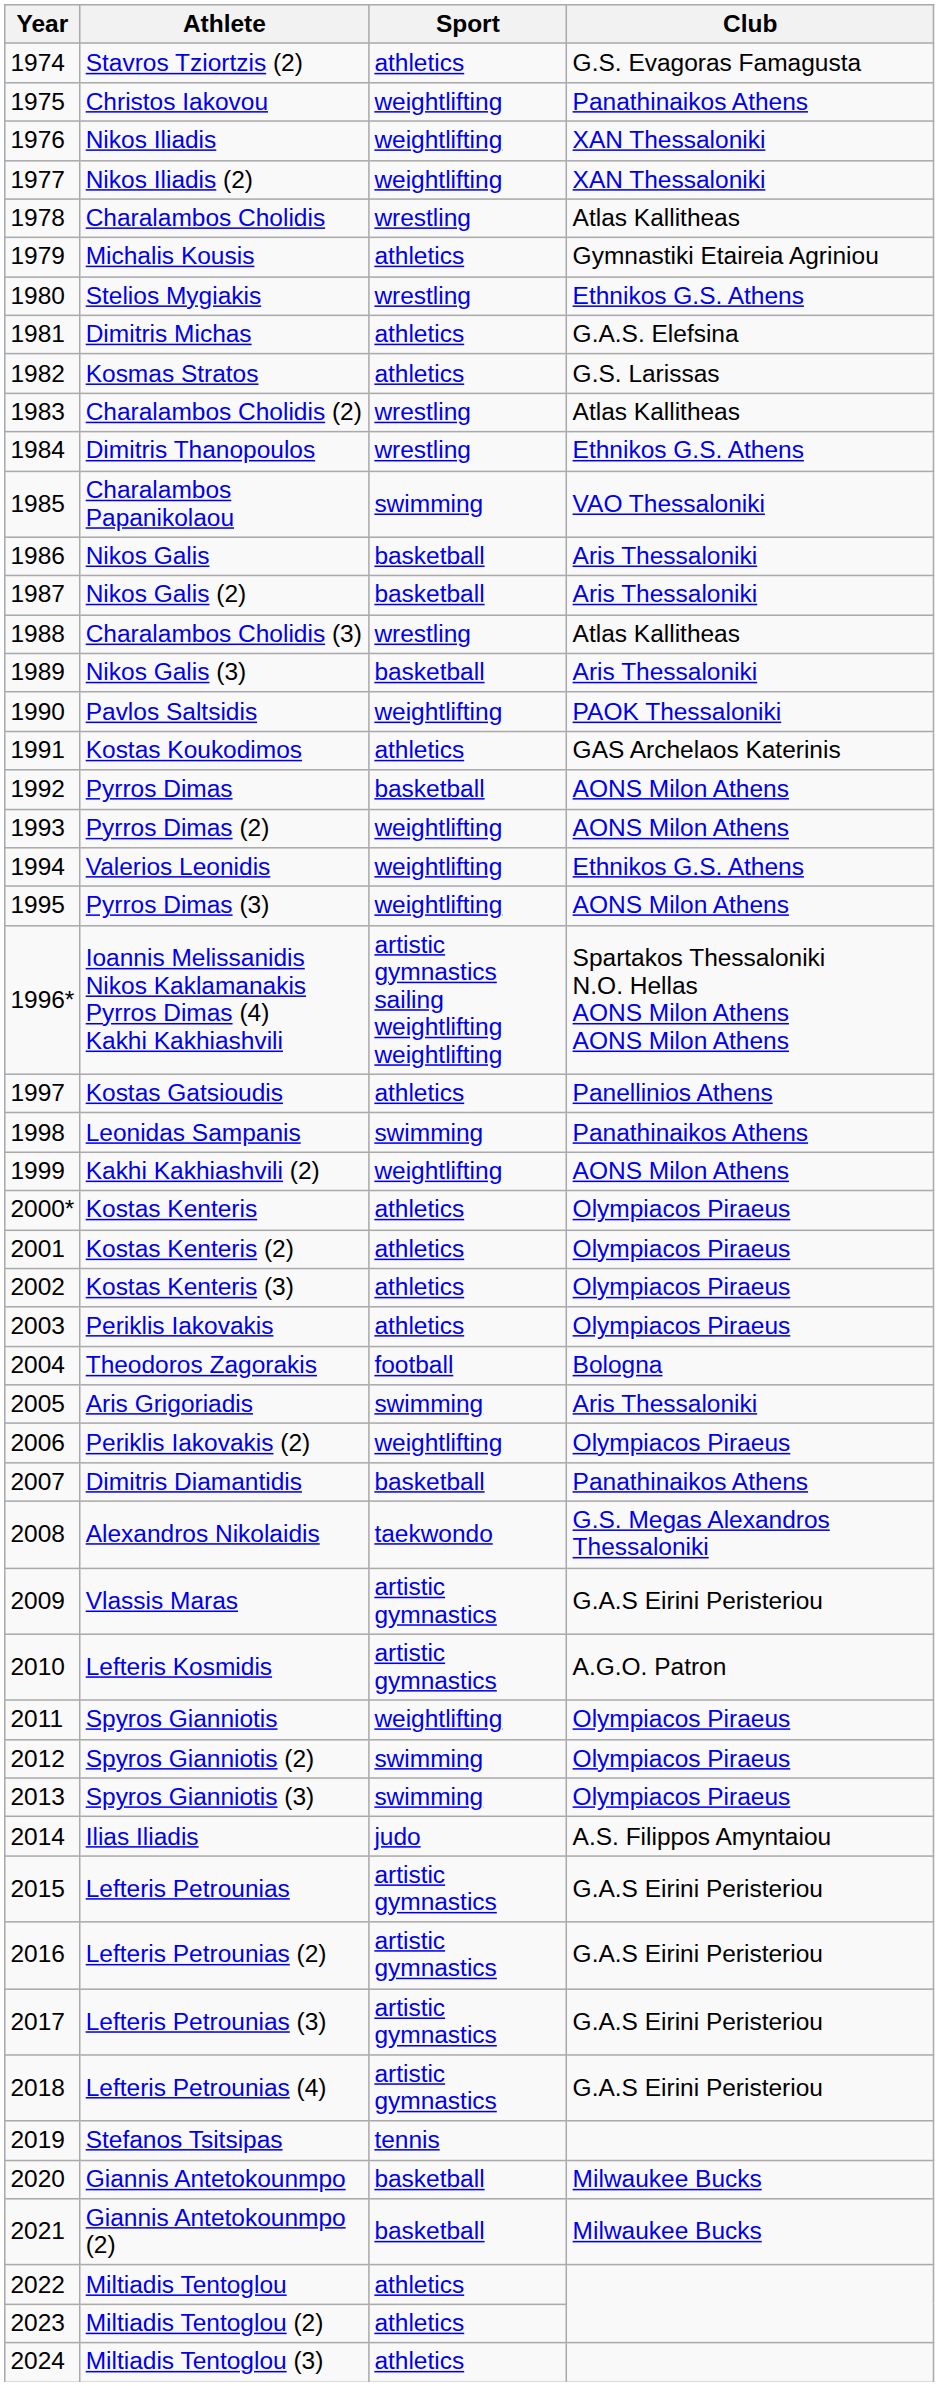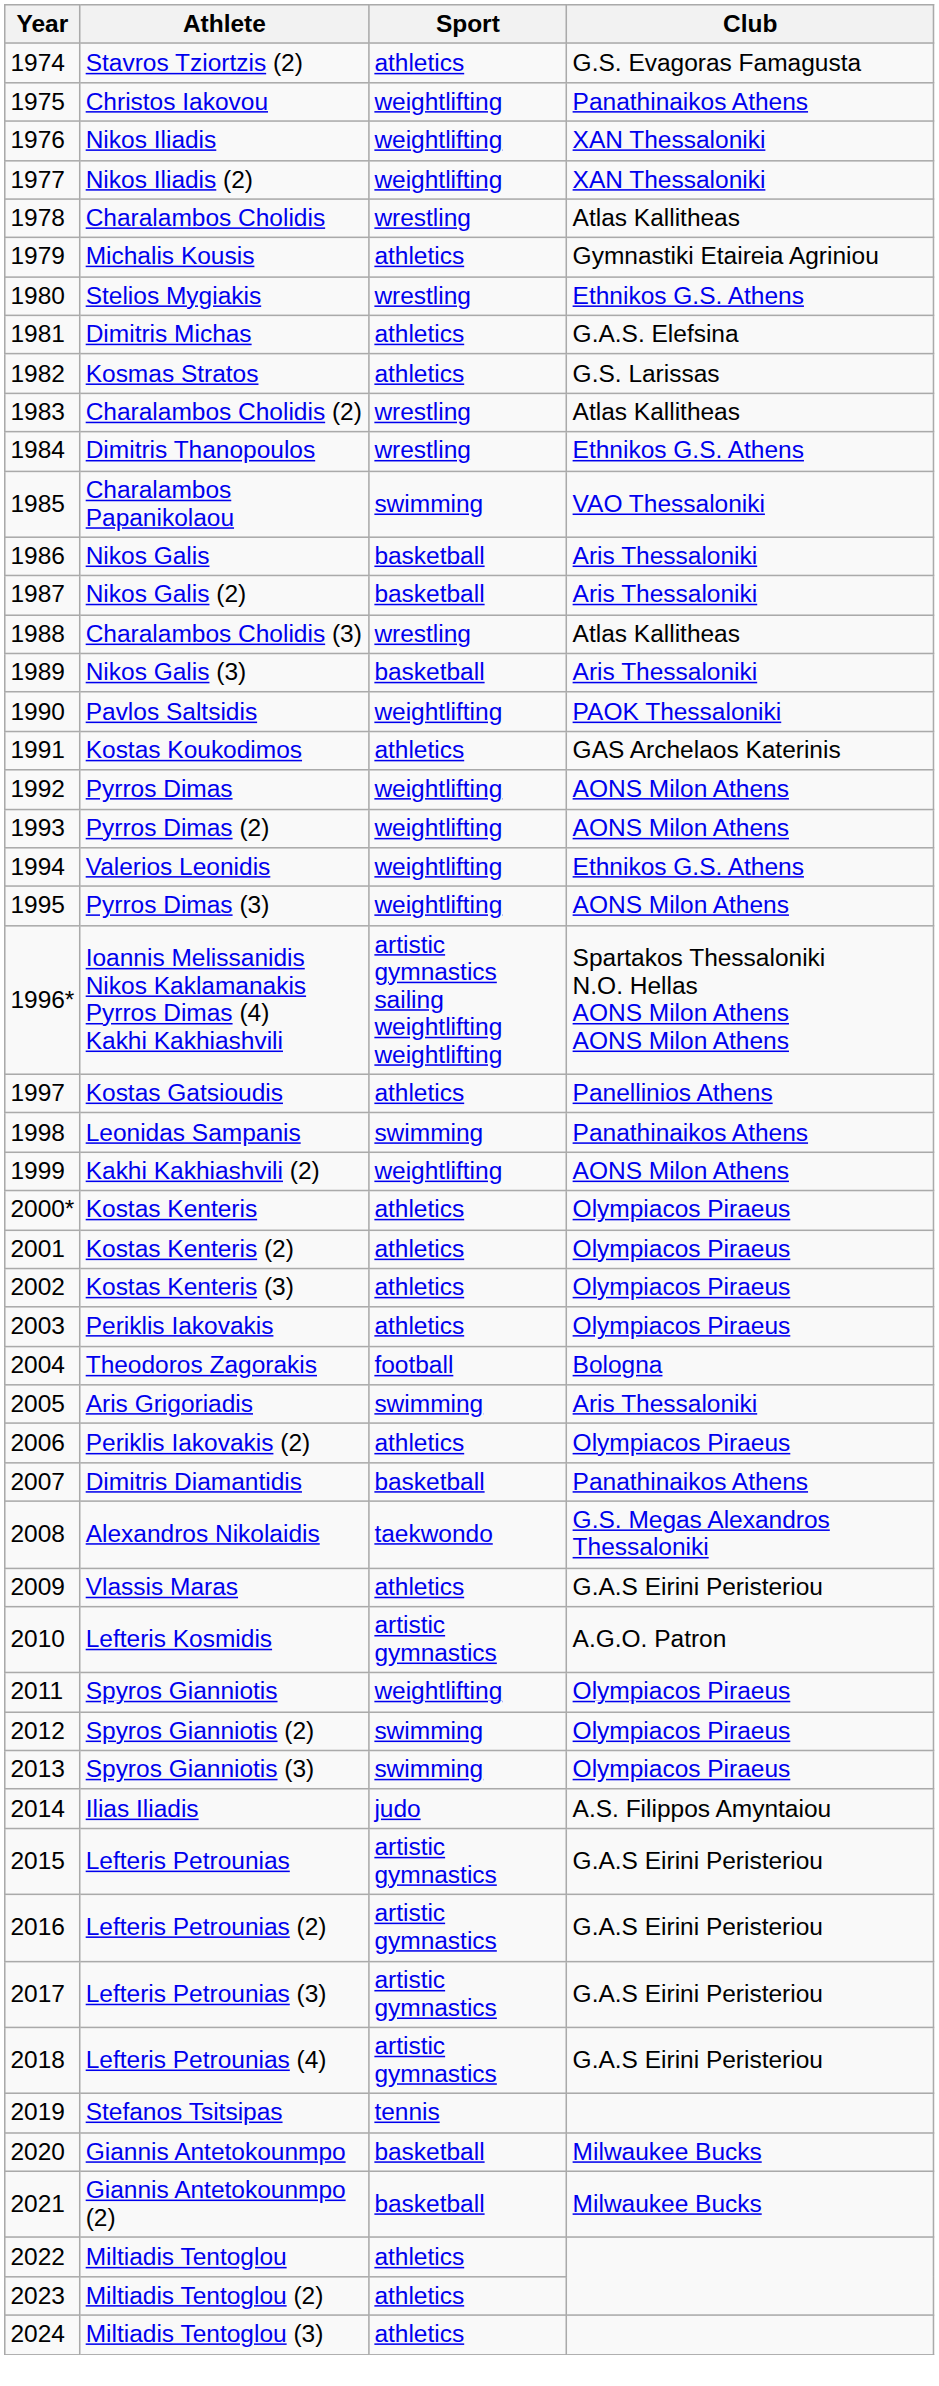(429, 789) basketball -> (438, 789) weightlifting
(438, 1442) weightlifting -> (419, 1442) athletics
(436, 1600) artistic gymnastics -> (419, 1586) athletics
